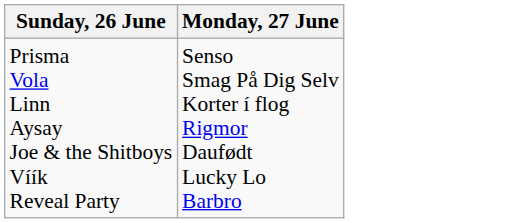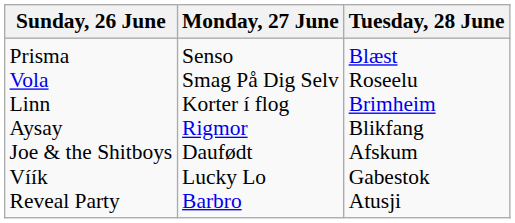+ column: (427, 21)
